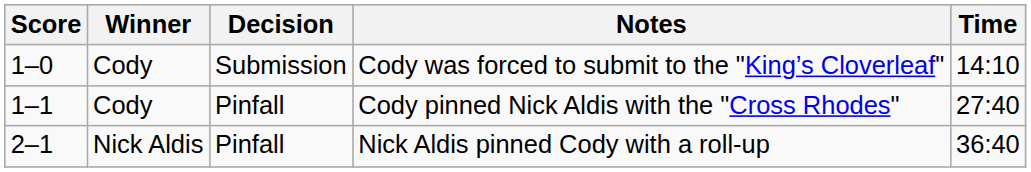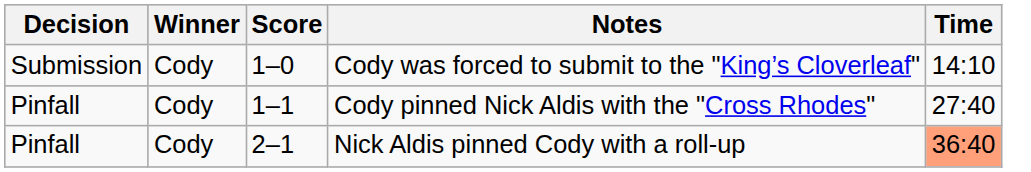columns swapped: (46, 24) <-> (281, 24)
(148, 145) Nick Aldis -> (184, 145) Cody
(988, 145) no background -> (964, 145) lightsalmon background
